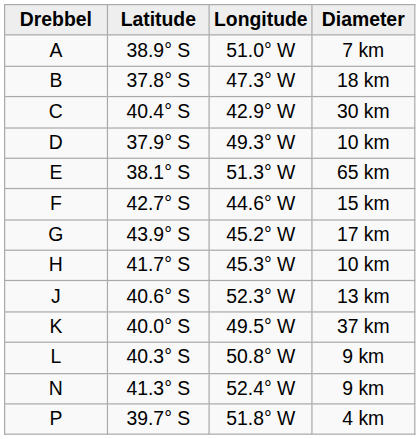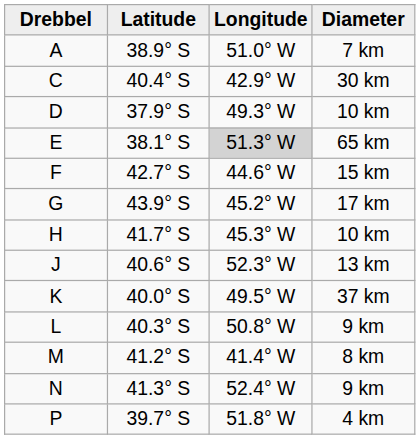- row: (56, 81)
(261, 173) no background -> (261, 142) lightgrey background
+ row: (56, 357)
